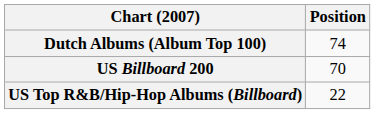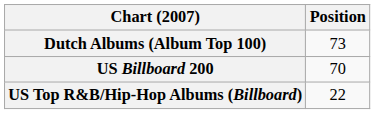(338, 43) 74 -> (338, 43) 73
